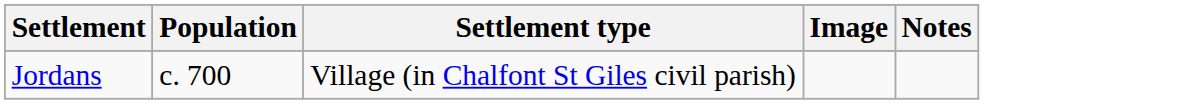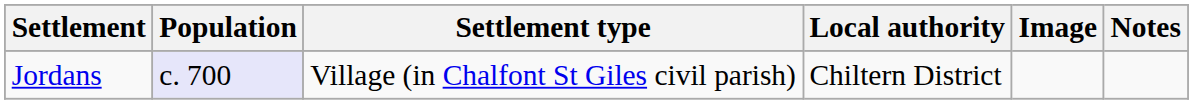+ column: (907, 27)
(195, 74) no background -> (195, 74) lavender background
